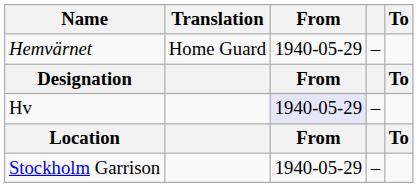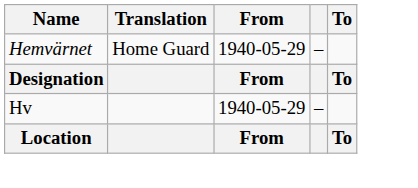(318, 108) lavender background -> (262, 108) no background
- row: (85, 167)
